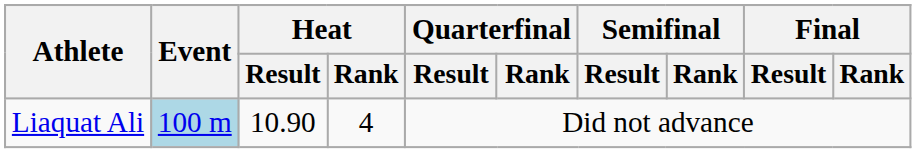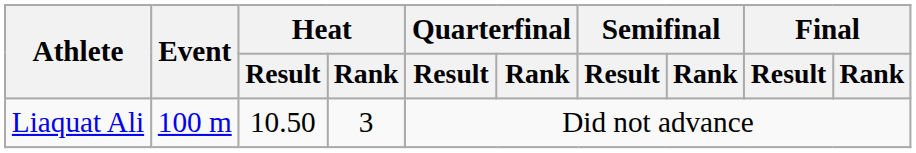(195, 122) lightblue background -> (195, 122) no background
(283, 122) 10.90 -> (283, 122) 10.50
(366, 122) 4 -> (366, 122) 3
